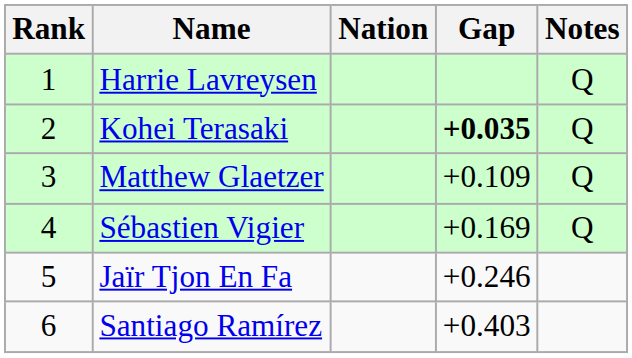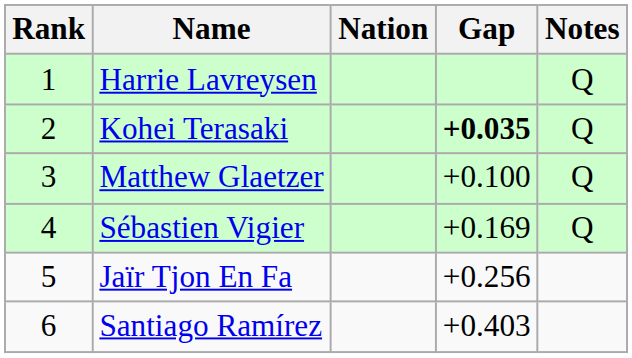(487, 177) +0.109 -> (487, 177) +0.100
(487, 276) +0.246 -> (487, 276) +0.256
